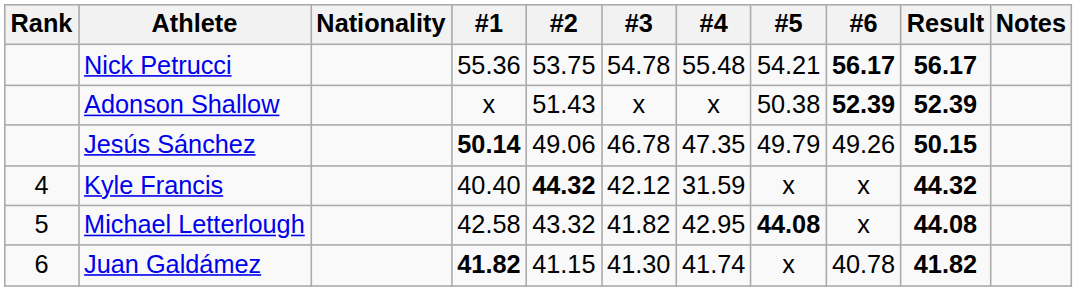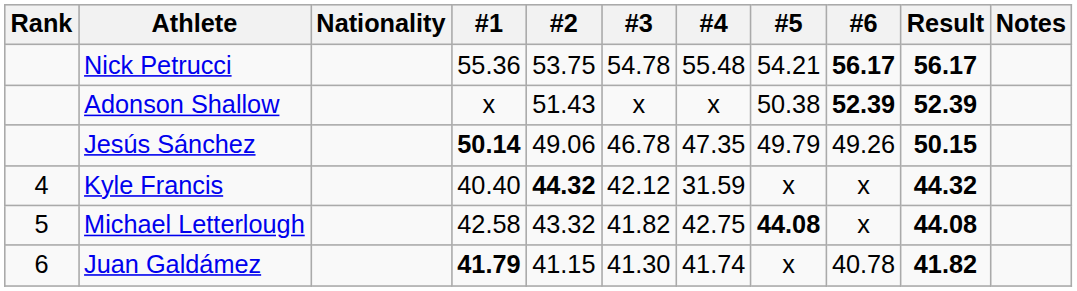(714, 225) 42.95 -> (714, 225) 42.75
(489, 265) 41.82 -> (489, 265) 41.79
